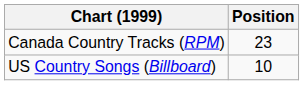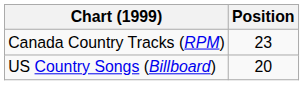(263, 67) 10 -> (263, 67) 20
